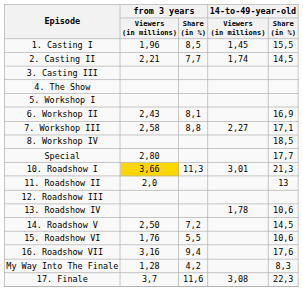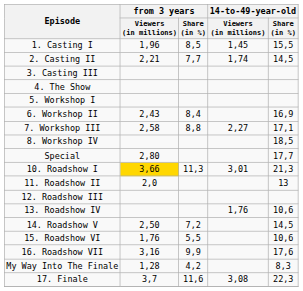(193, 114) 8,1 -> (193, 114) 8,4
(238, 211) 1,78 -> (238, 211) 1,76
(193, 252) 9,4 -> (193, 252) 9,9
